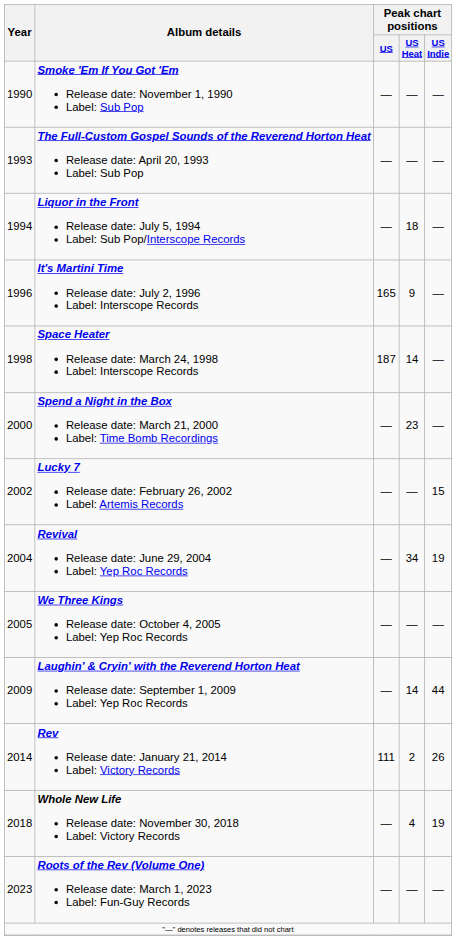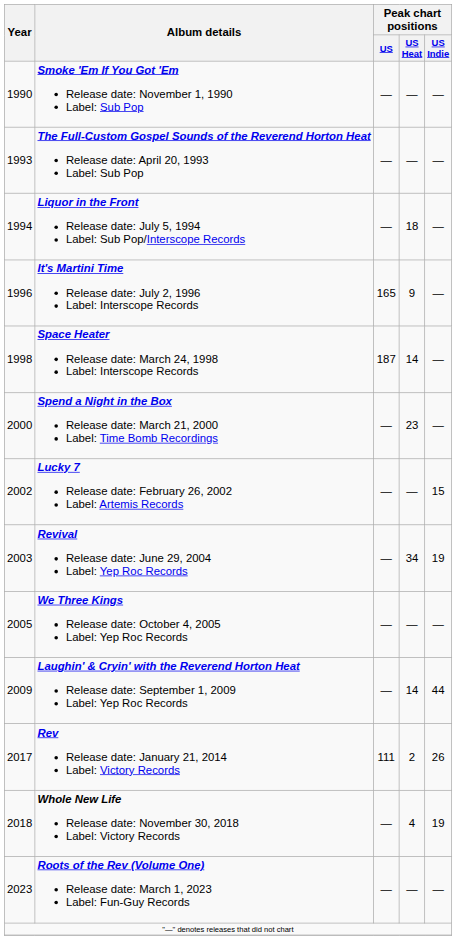(20, 558) 2004 -> (20, 558) 2003
(20, 757) 2014 -> (20, 757) 2017
